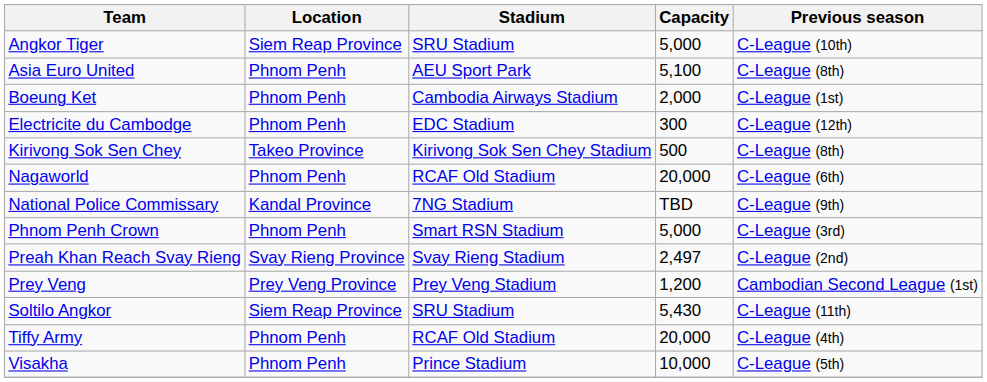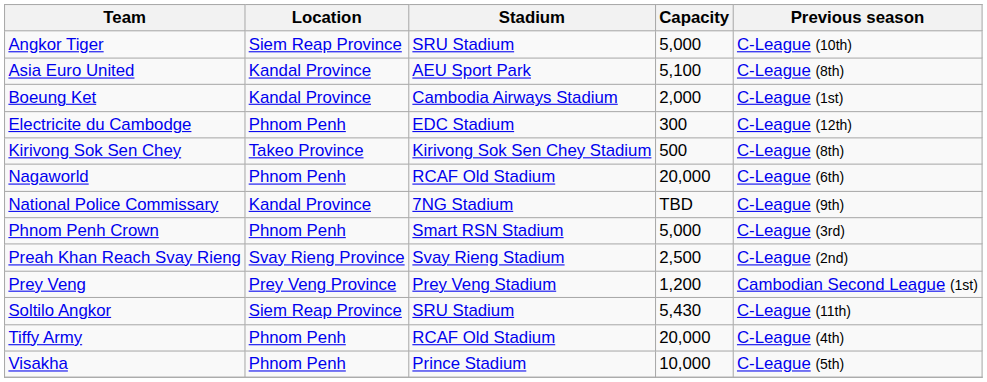(297, 71) Phnom Penh -> (310, 71) Kandal Province
(297, 97) Phnom Penh -> (310, 97) Kandal Province
(680, 257) 2,497 -> (680, 257) 2,500
